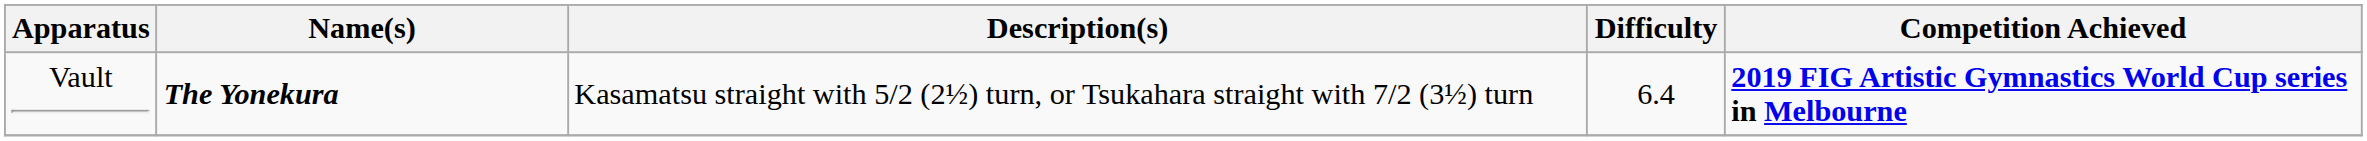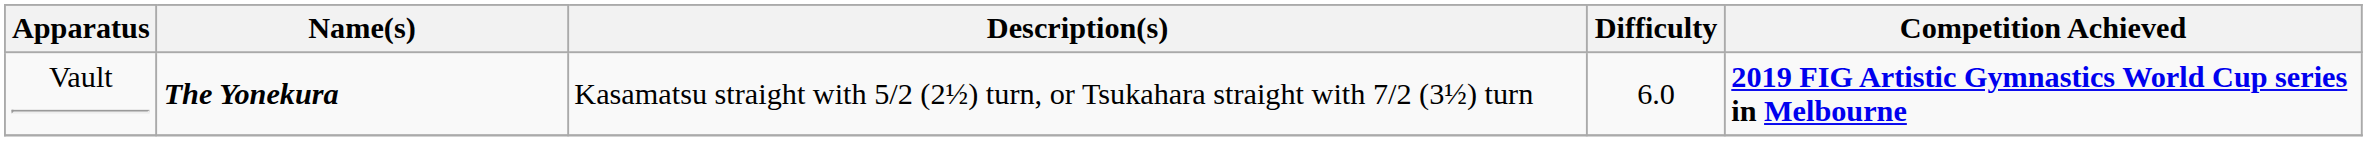(1656, 93) 6.4 -> (1656, 93) 6.0
